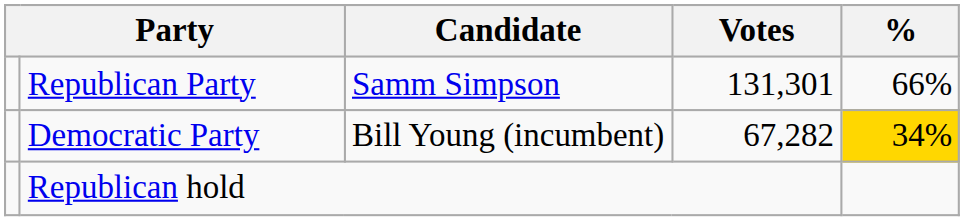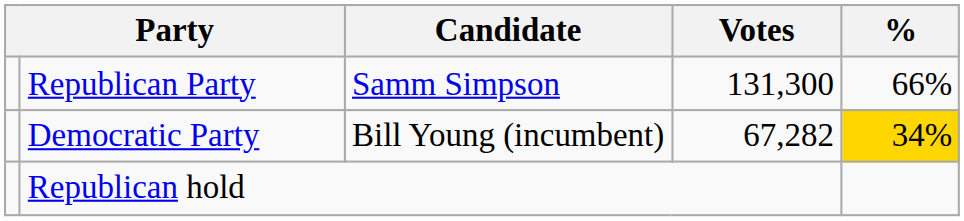(780, 82) 131,301 -> (780, 82) 131,300
